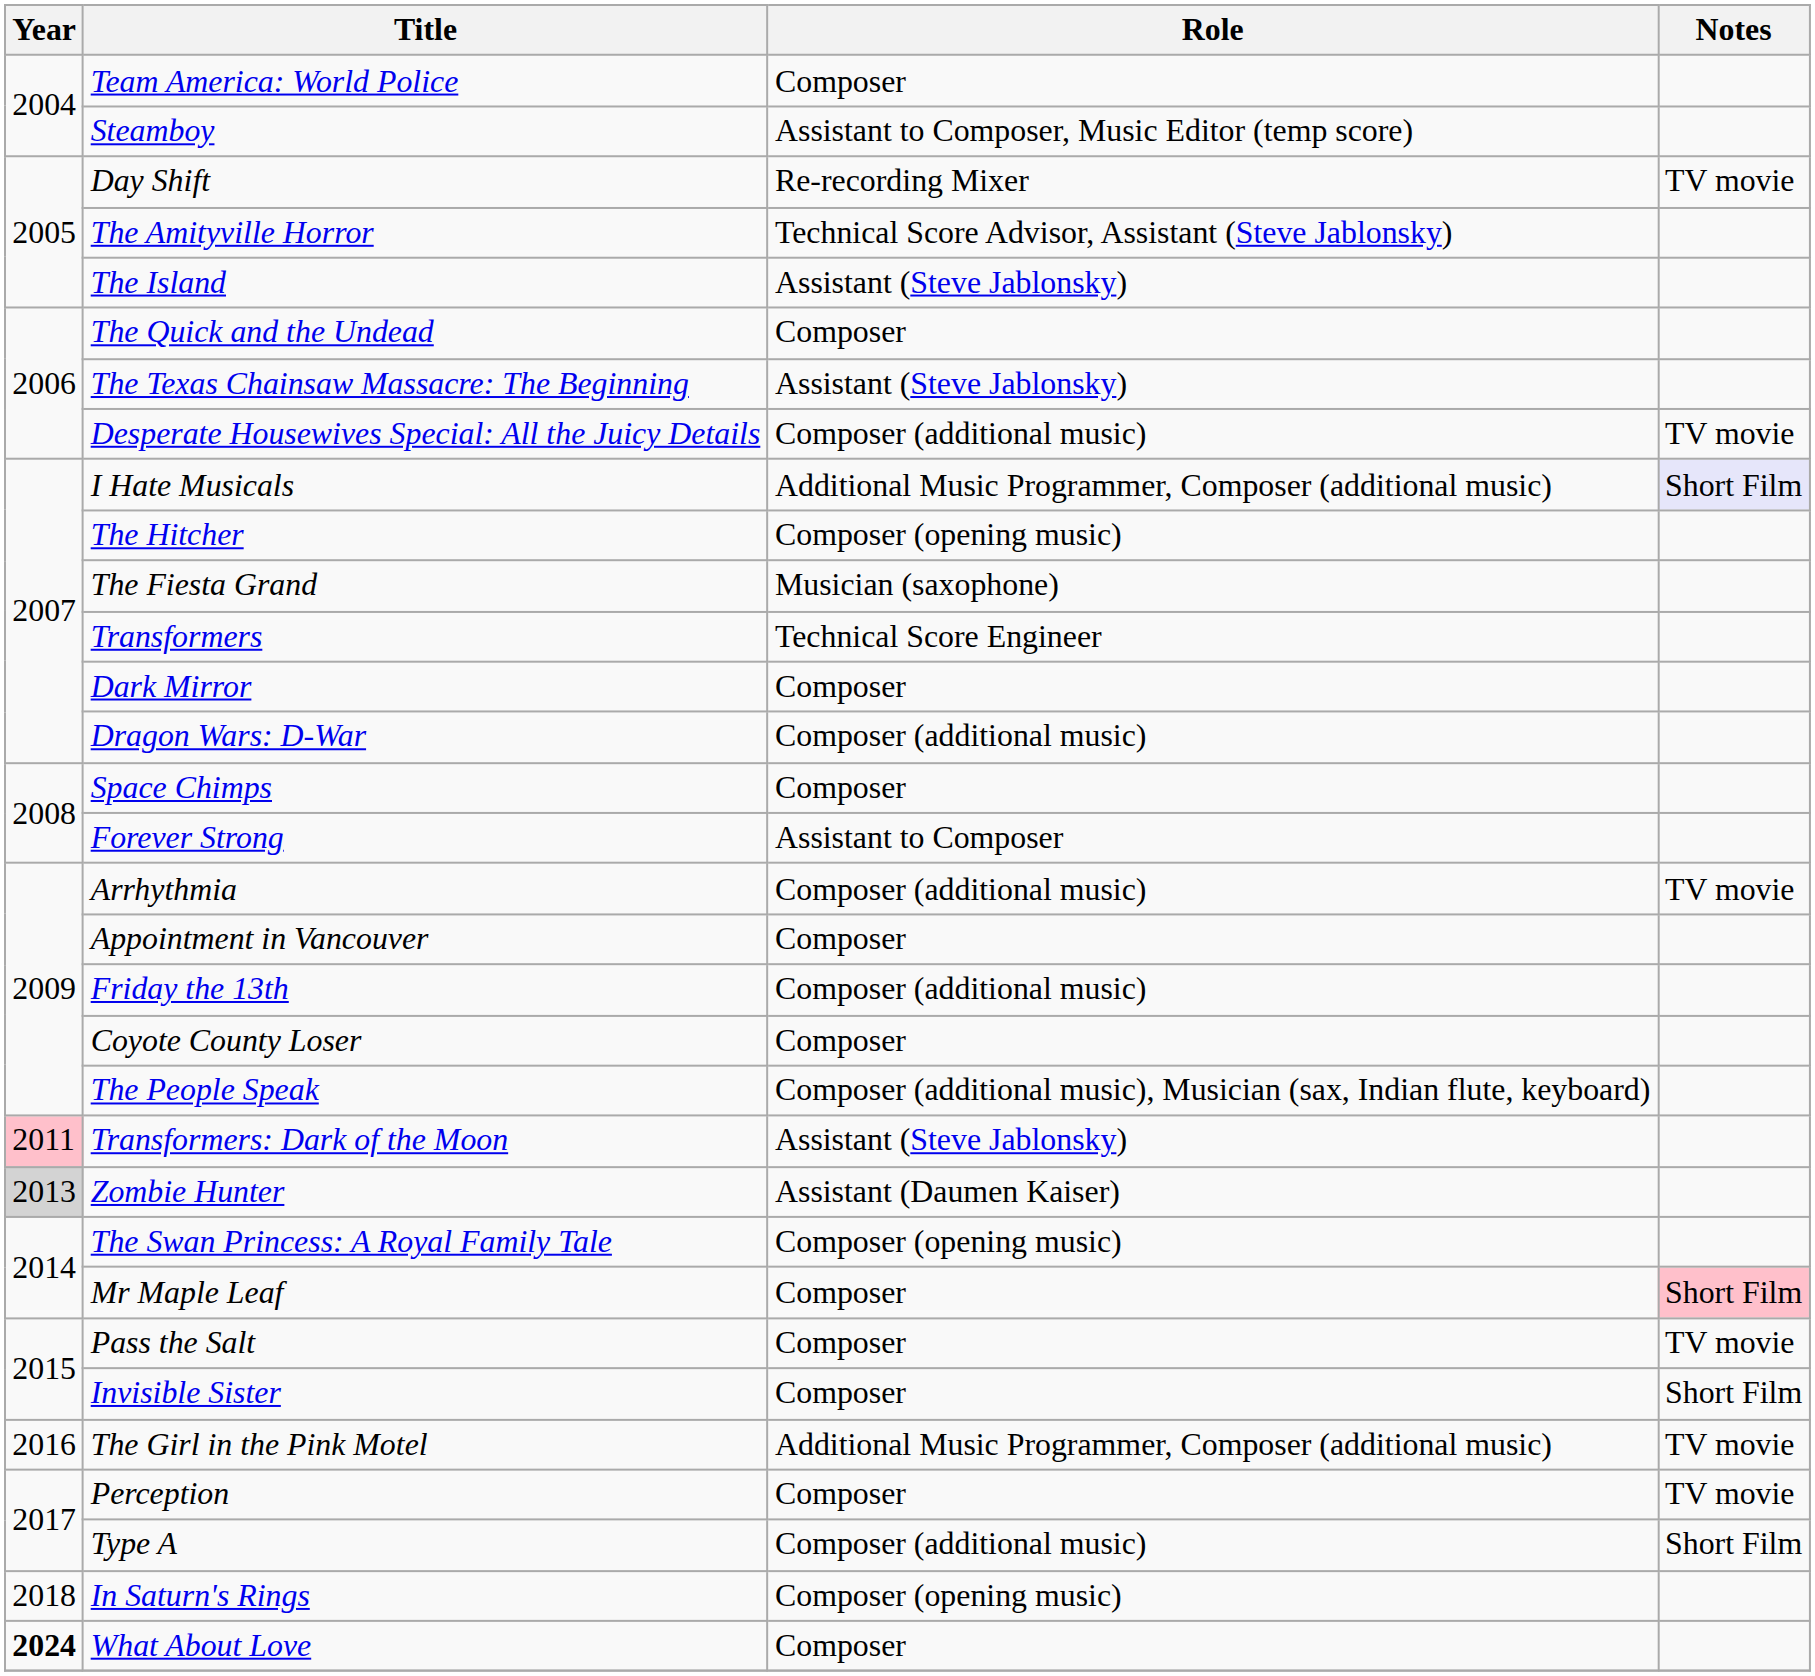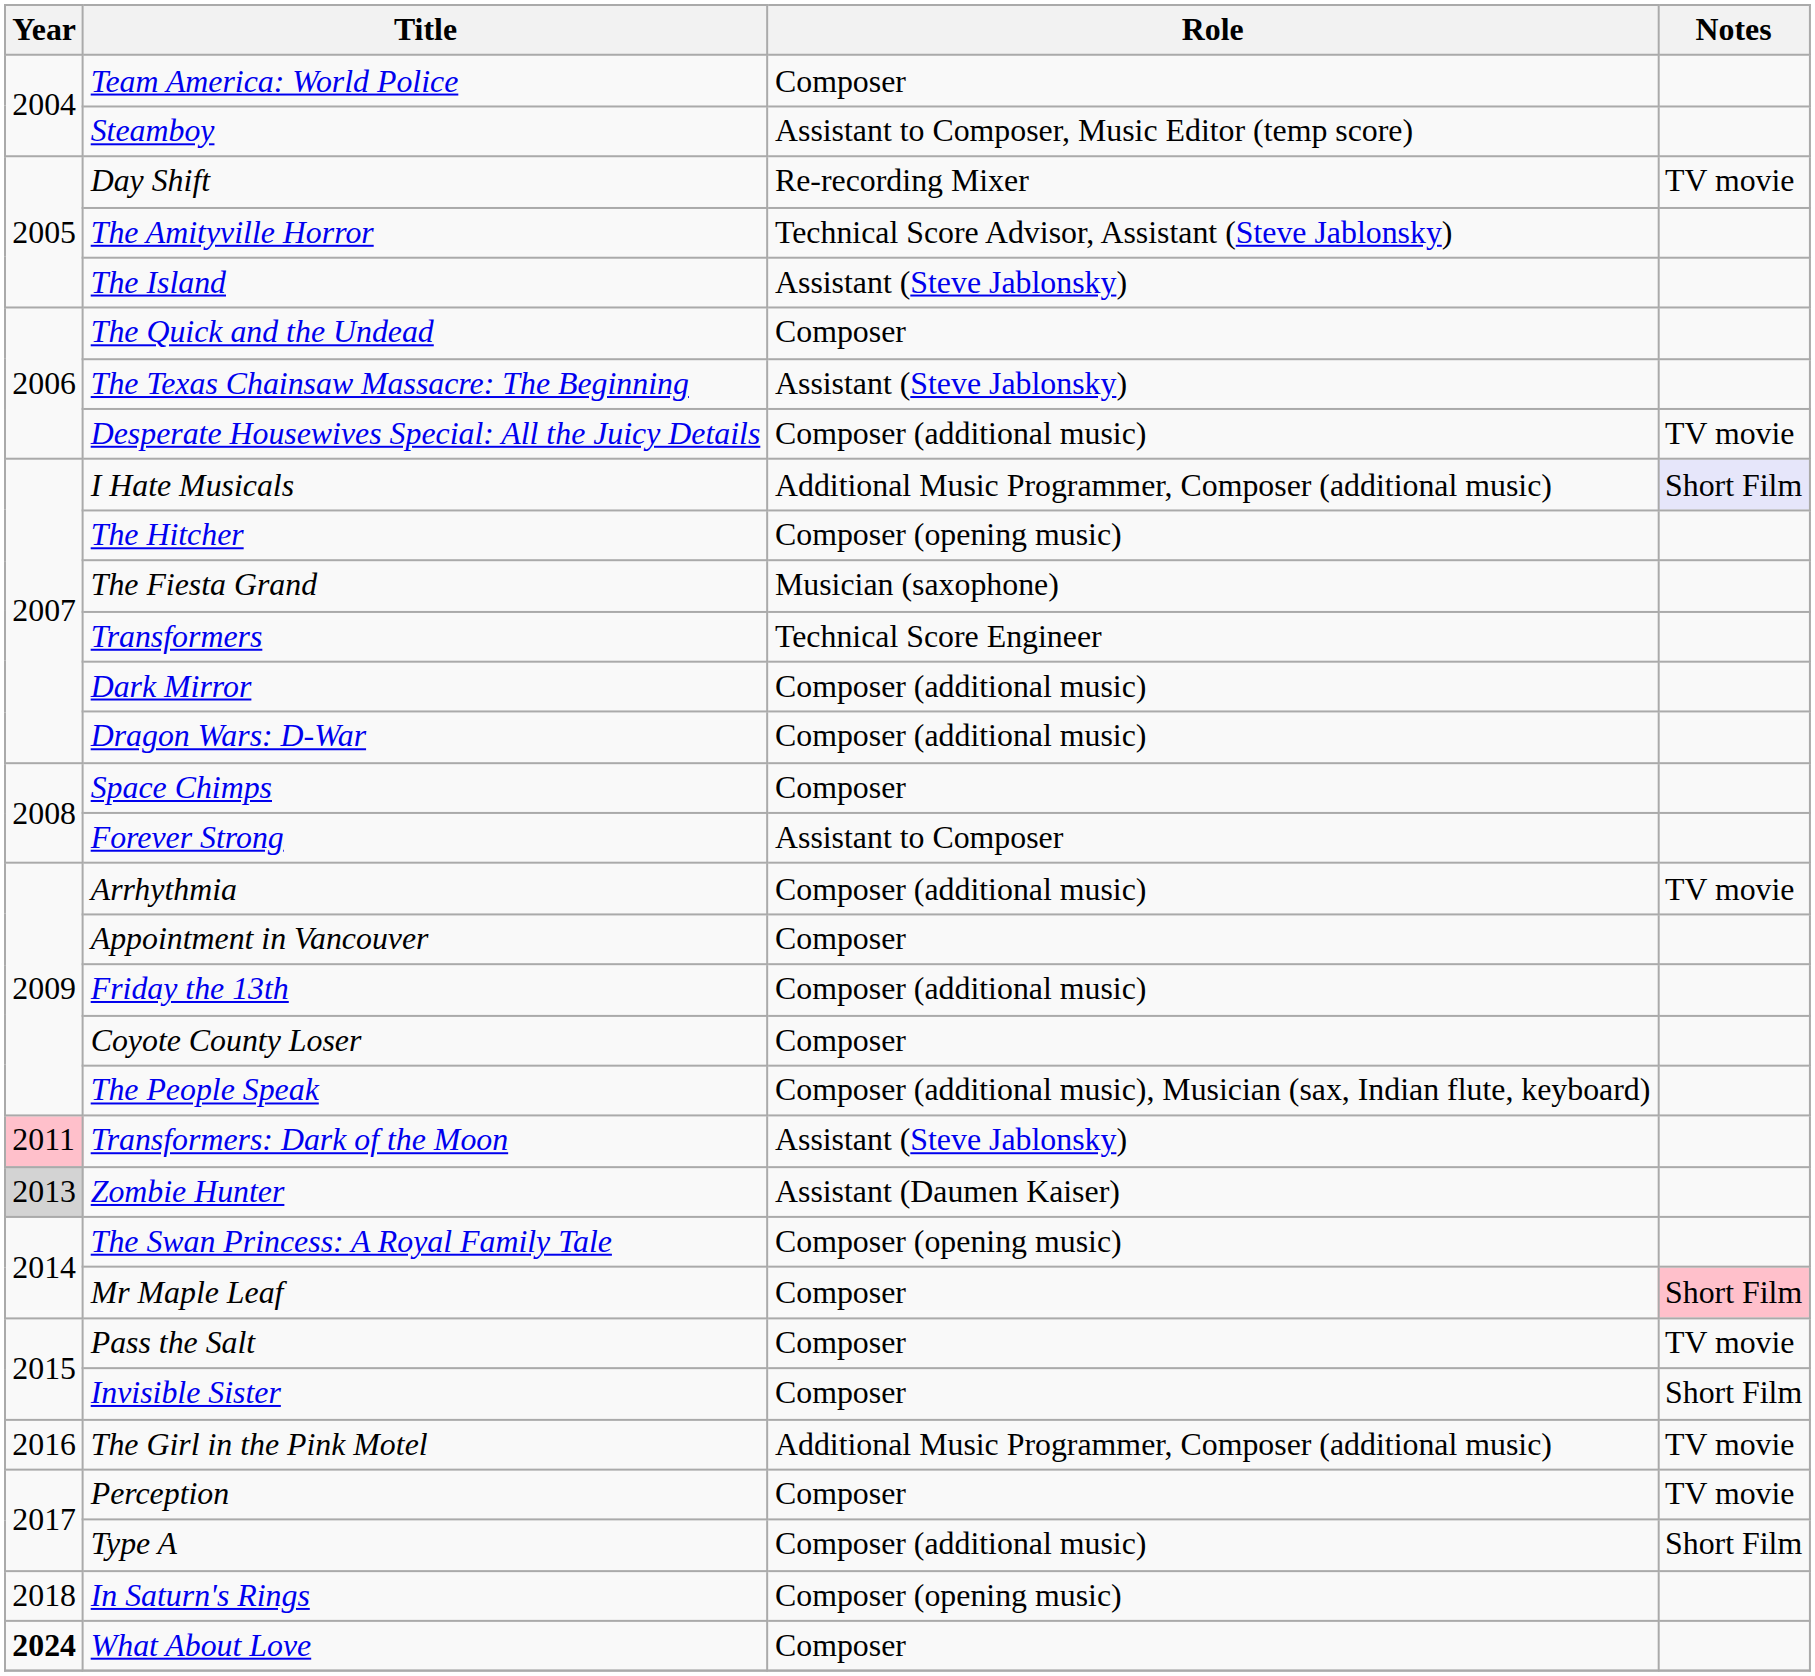(840, 686) Composer -> (961, 686) Composer (additional music)
